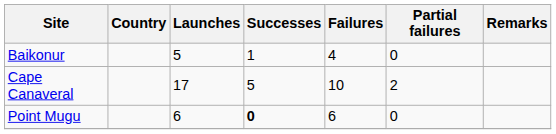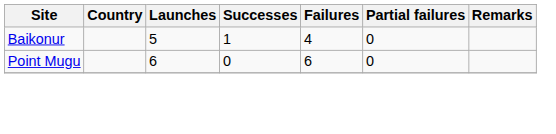- row: (41, 85)
(251, 116) bold -> (227, 61) normal
